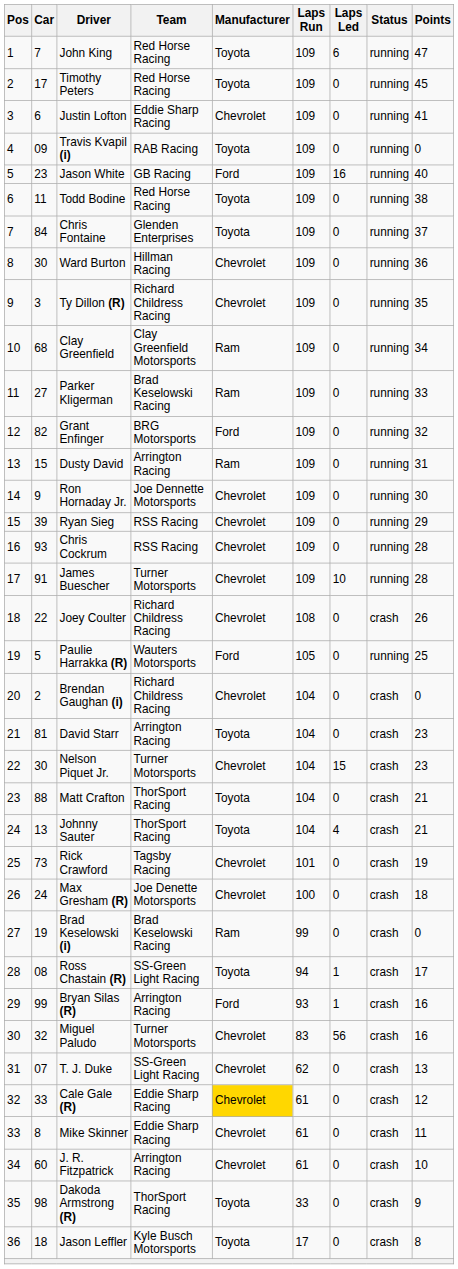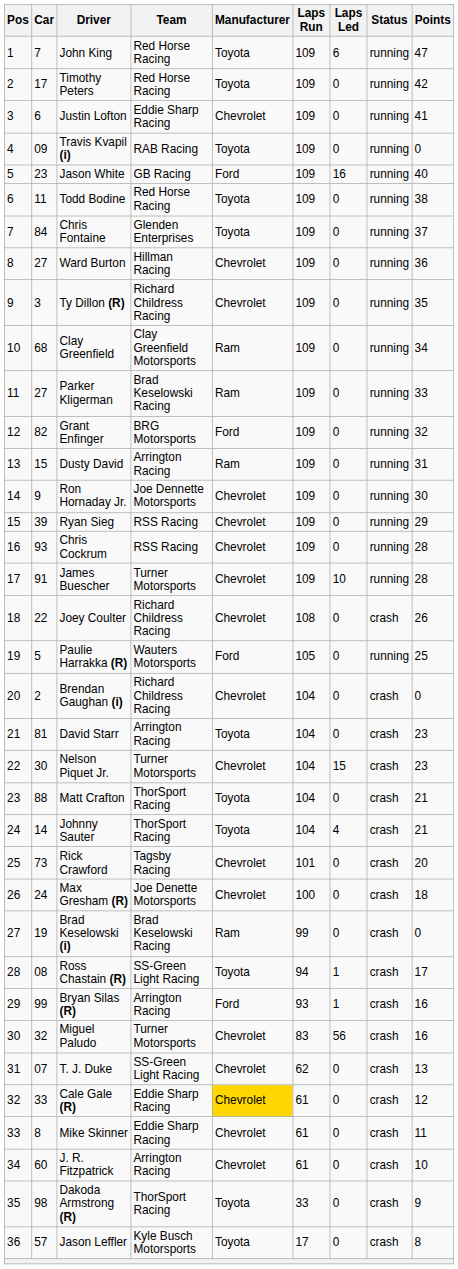(421, 84) 45 -> (421, 84) 42
(41, 264) 30 -> (41, 264) 27
(41, 830) 13 -> (41, 830) 14
(421, 862) 19 -> (421, 862) 20
(41, 1242) 18 -> (41, 1242) 57
